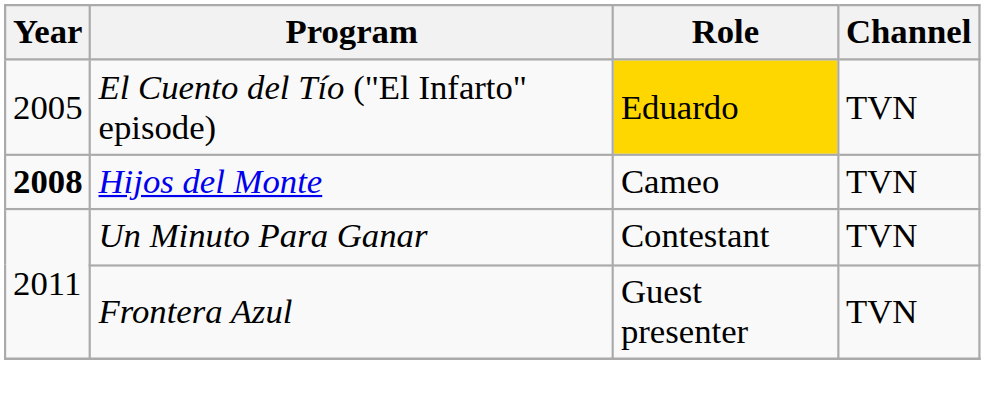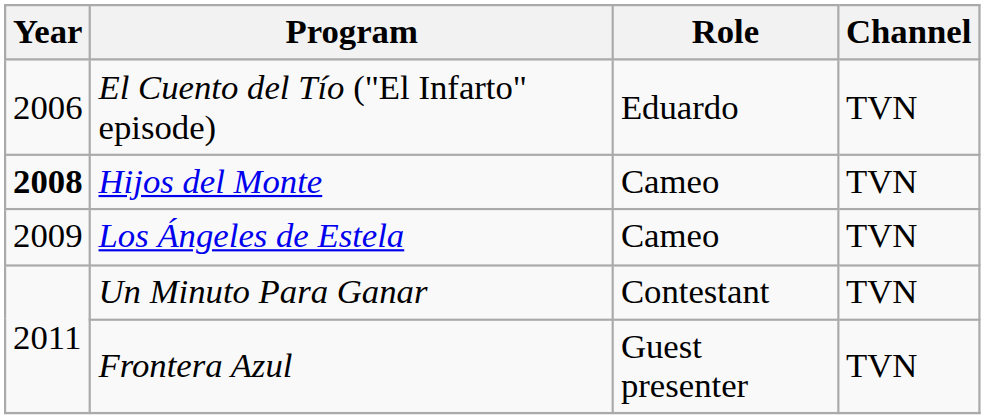(48, 106) 2005 -> (48, 106) 2006
(680, 106) gold background -> (680, 106) no background
+ row: (251, 236)
